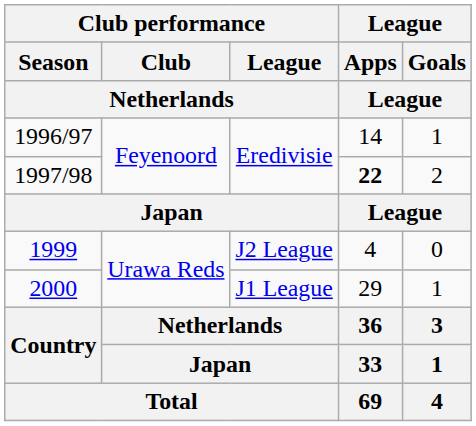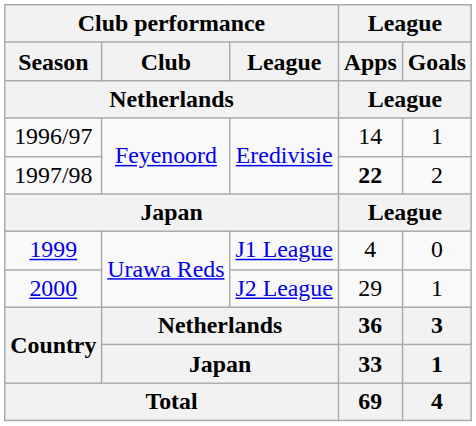(284, 250) J2 League -> (284, 250) J1 League
(284, 288) J1 League -> (284, 288) J2 League
